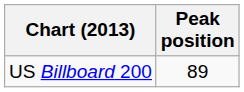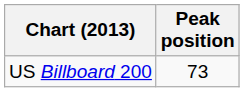(198, 71) 89 -> (198, 71) 73
